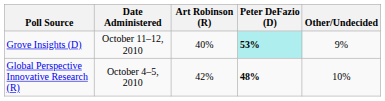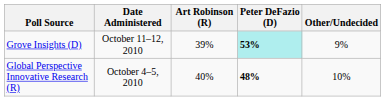(204, 44) 40% -> (204, 44) 39%
(204, 77) 42% -> (204, 77) 40%
